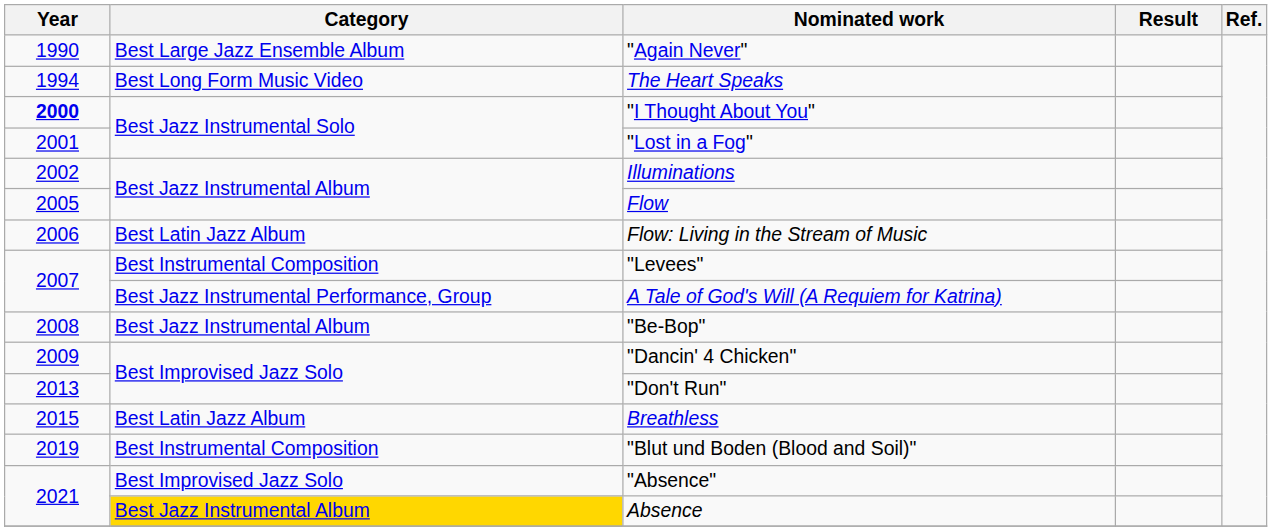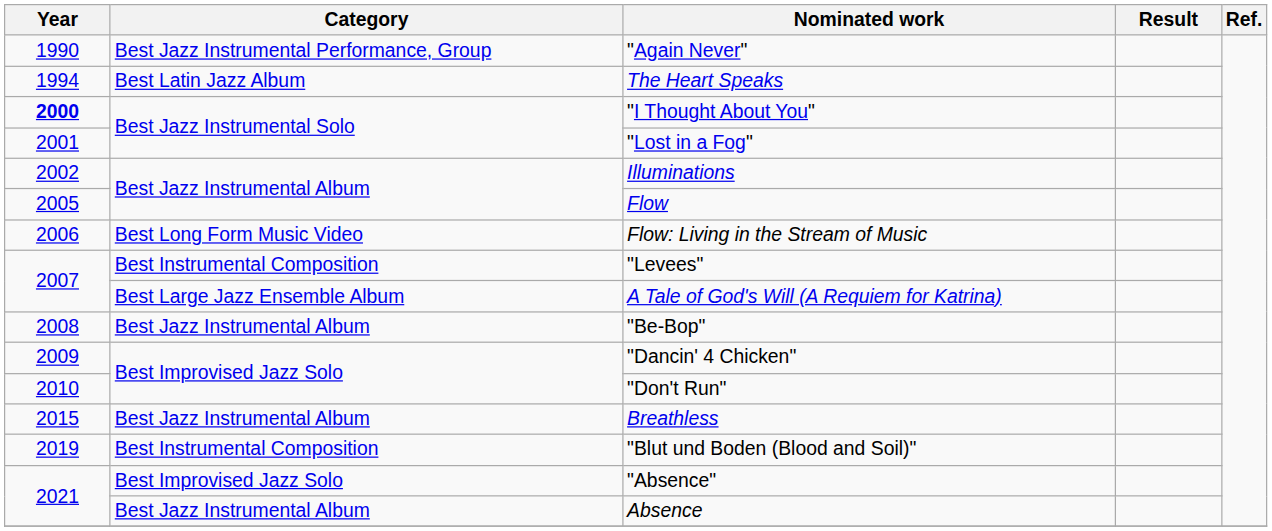(260, 50) Best Large Jazz Ensemble Album -> (303, 50) Best Jazz Instrumental Performance, Group
(239, 81) Best Long Form Music Video -> (210, 81) Best Latin Jazz Album
(210, 234) Best Latin Jazz Album -> (239, 234) Best Long Form Music Video
(303, 296) Best Jazz Instrumental Performance, Group -> (260, 296) Best Large Jazz Ensemble Album
(57, 388) 2013 -> (57, 388) 2010
(210, 419) Best Latin Jazz Album -> (242, 419) Best Jazz Instrumental Album
(242, 511) gold background -> (242, 511) no background
